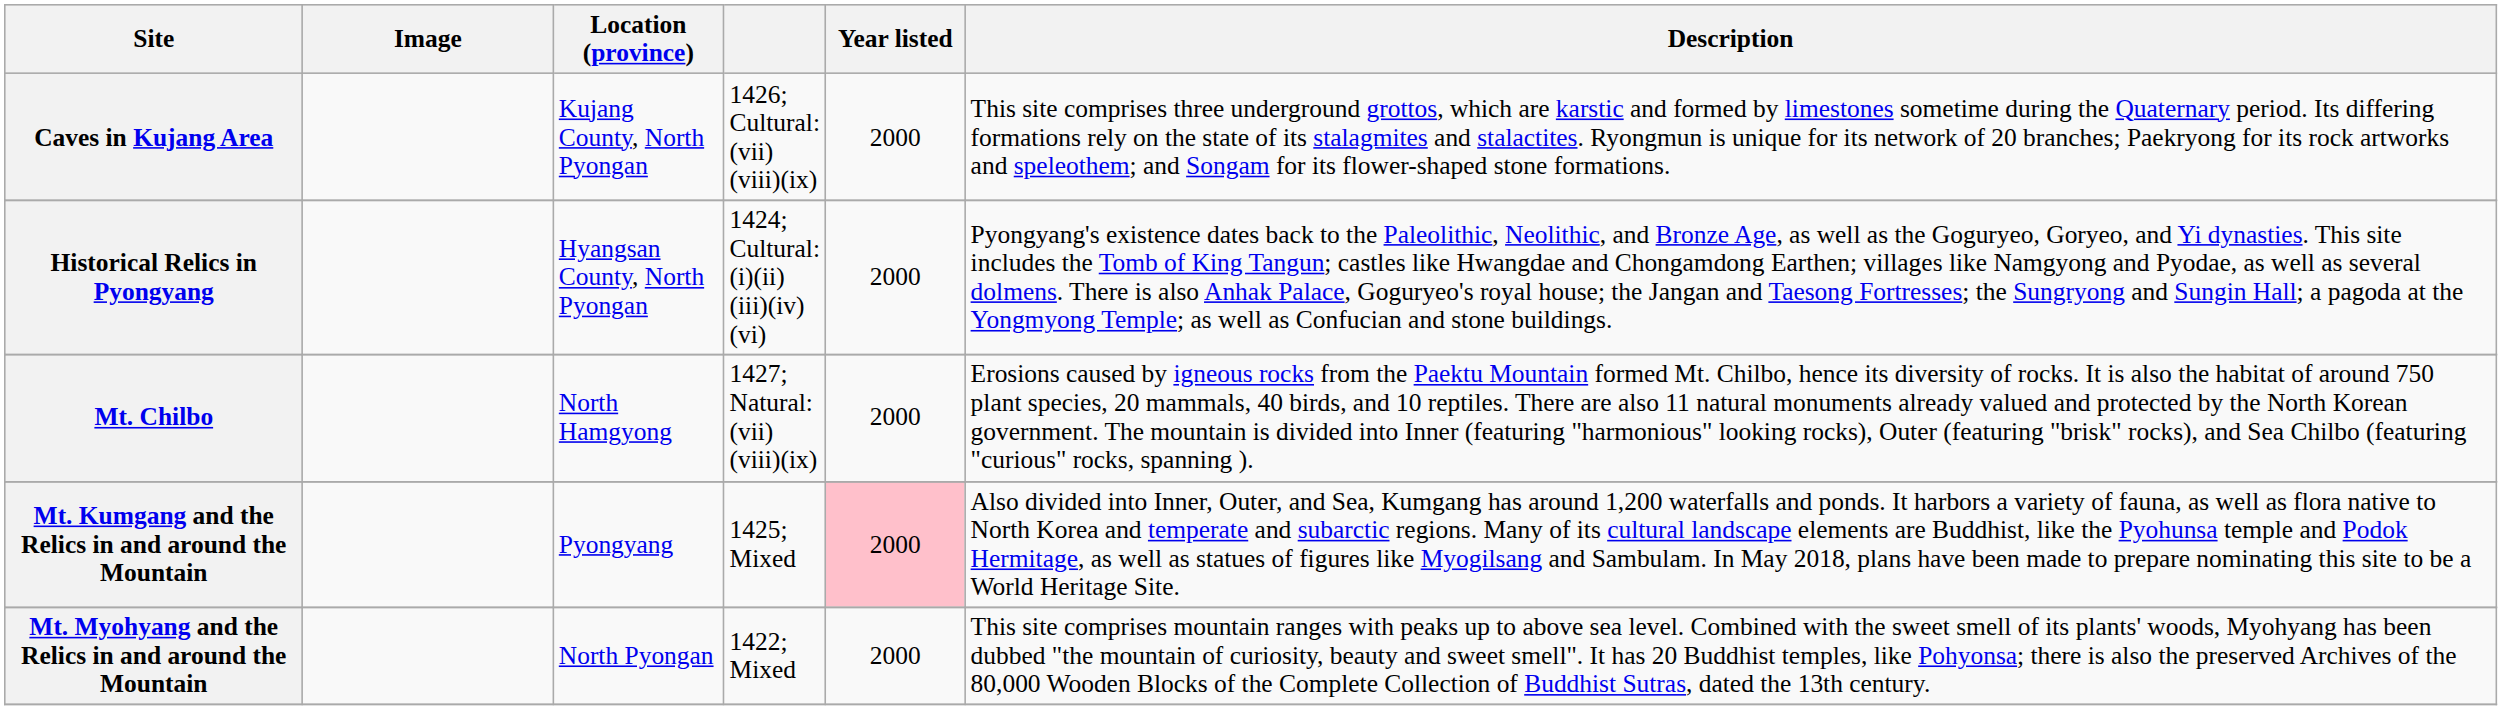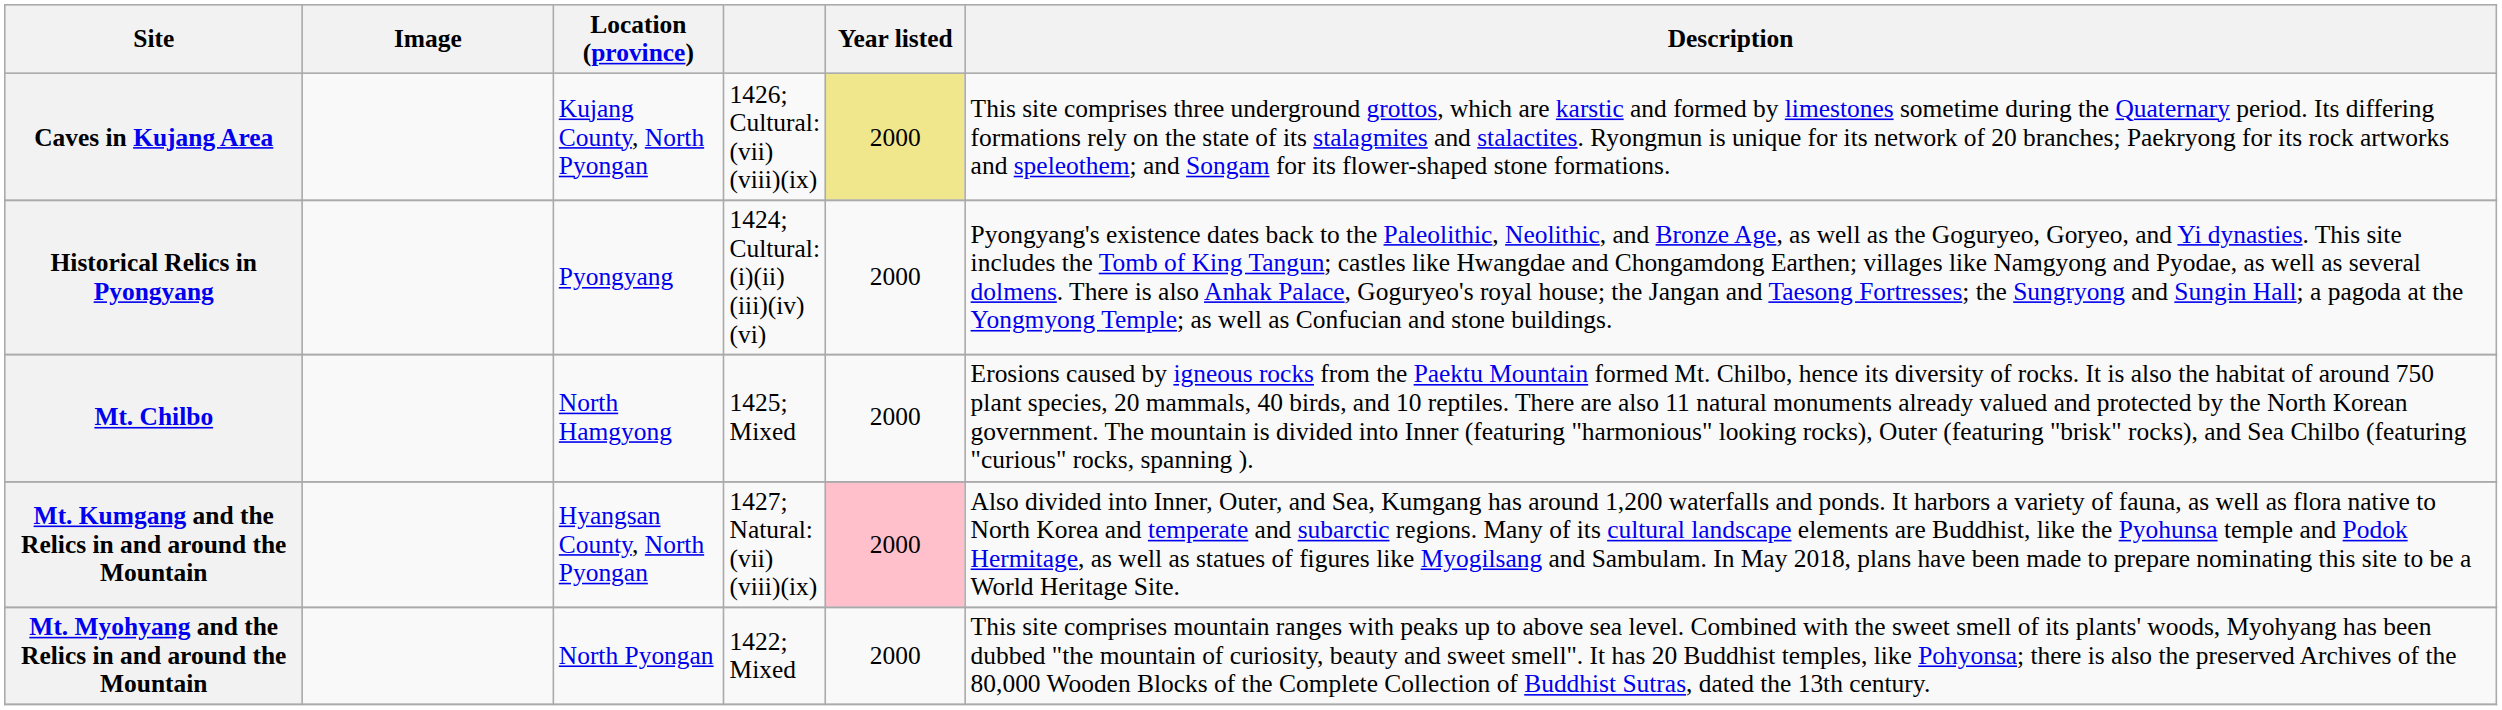(895, 136) no background -> (895, 136) khaki background
(631, 277) Hyangsan County, North Pyongan -> (616, 277) Pyongyang
(773, 417) 1427; Natural: (vii)(viii)(ix) -> (763, 417) 1425; Mixed
(616, 543) Pyongyang -> (631, 543) Hyangsan County, North Pyongan
(763, 543) 1425; Mixed -> (773, 543) 1427; Natural: (vii)(viii)(ix)
